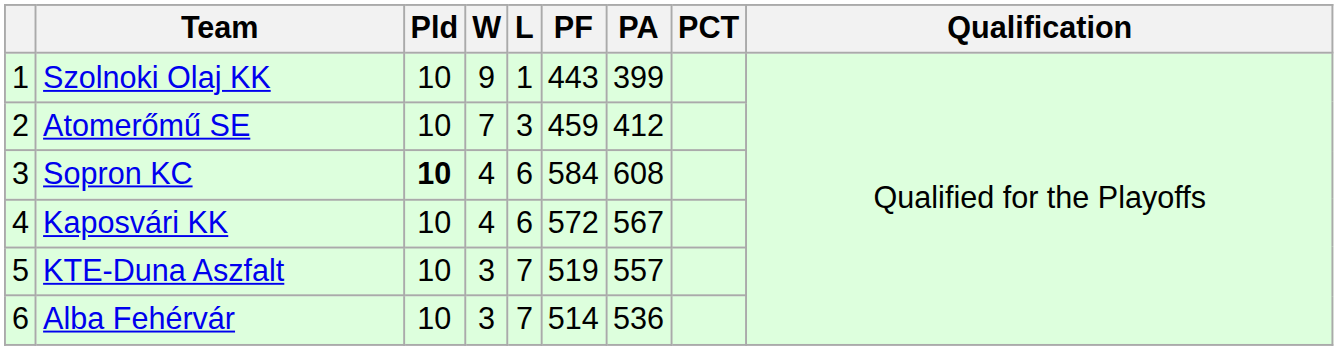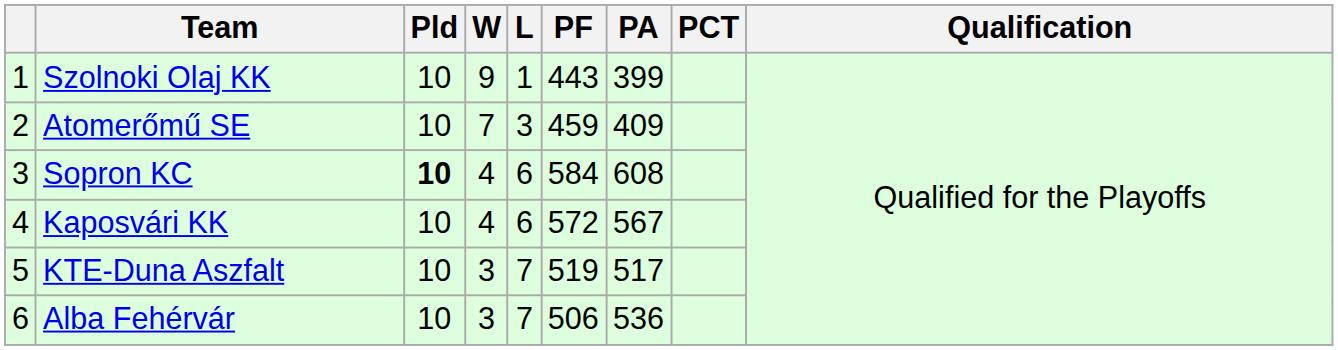(638, 125) 412 -> (638, 125) 409
(638, 271) 557 -> (638, 271) 517
(573, 319) 514 -> (573, 319) 506
